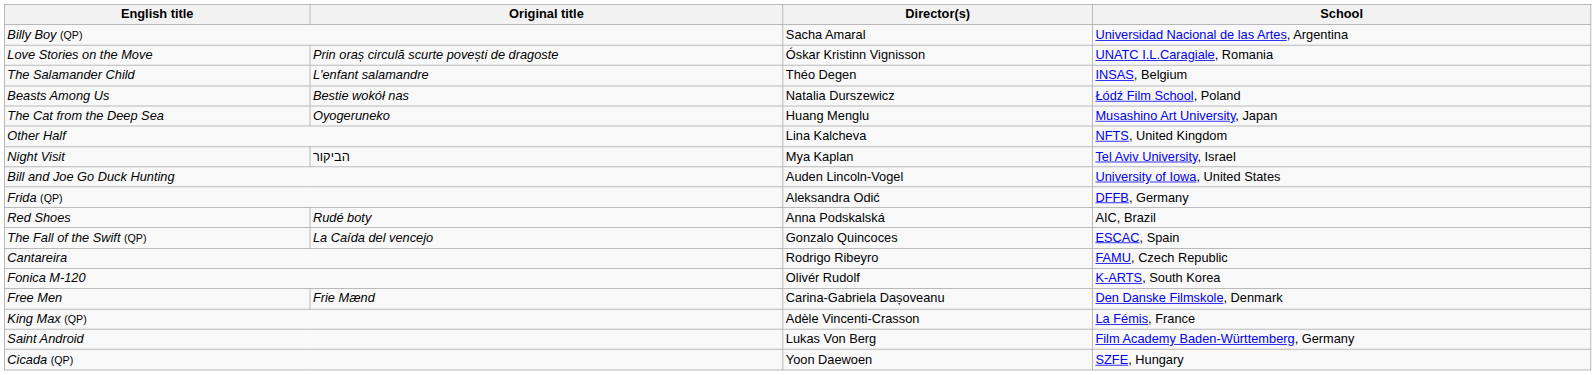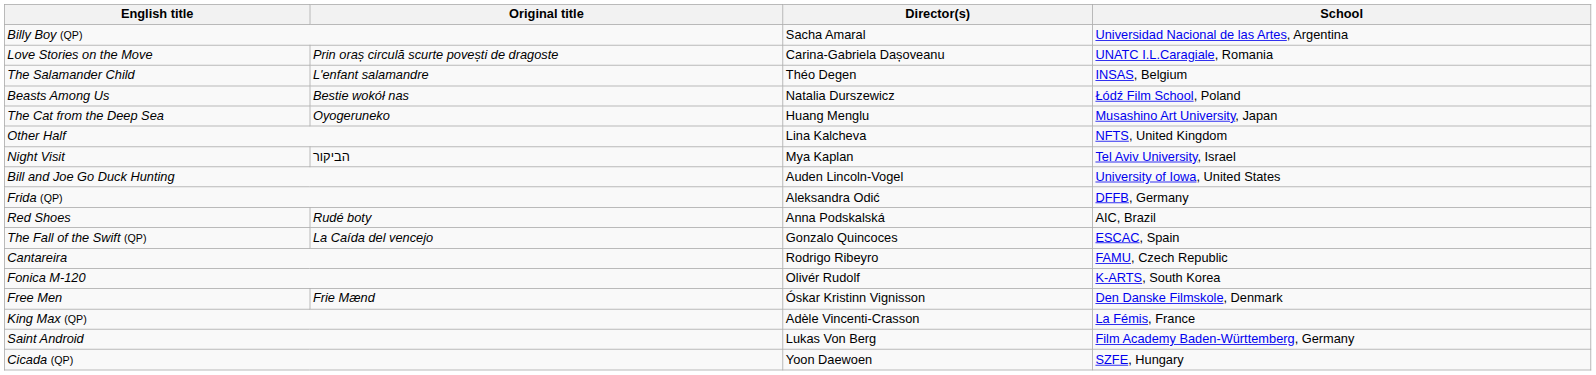(855, 55) Óskar Kristinn Vignisson -> (865, 55) Carina-Gabriela Dașoveanu
(865, 298) Carina-Gabriela Dașoveanu -> (855, 298) Óskar Kristinn Vignisson
